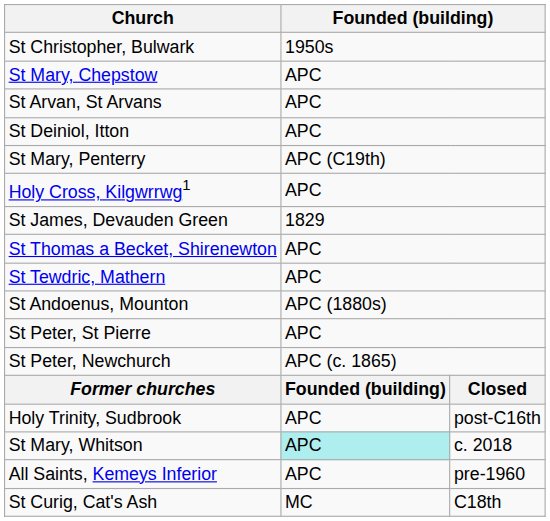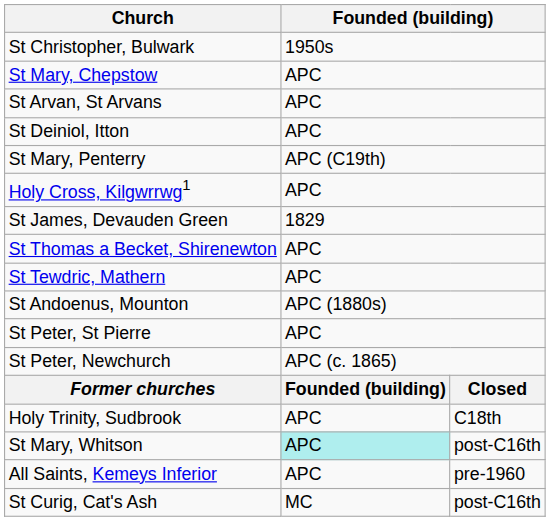(497, 417) post-C16th -> (478, 417) C18th
(483, 445) c. 2018 -> (497, 445) post-C16th
(478, 502) C18th -> (497, 502) post-C16th
